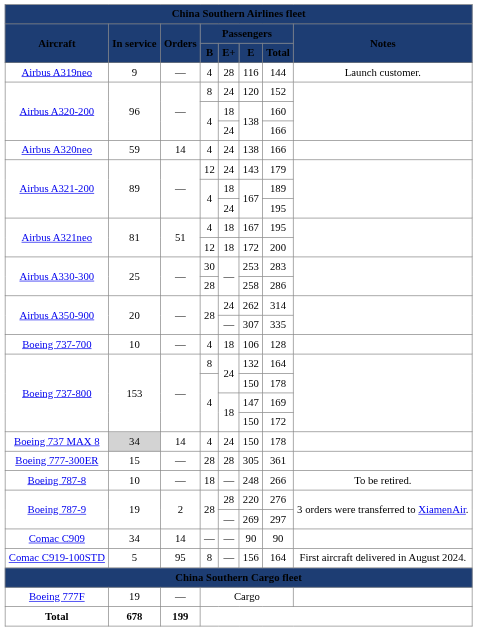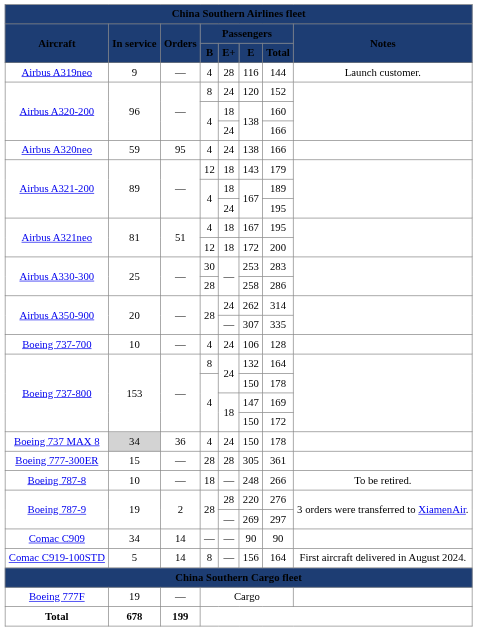(180, 150) 14 -> (180, 150) 95
(229, 169) 24 -> (229, 169) 18
(229, 344) 18 -> (229, 344) 24
(180, 441) 14 -> (180, 441) 36
(180, 558) 95 -> (180, 558) 14
